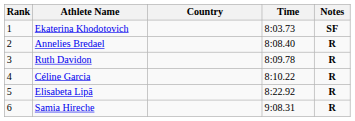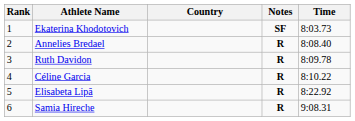columns swapped: (288, 12) <-> (332, 12)
